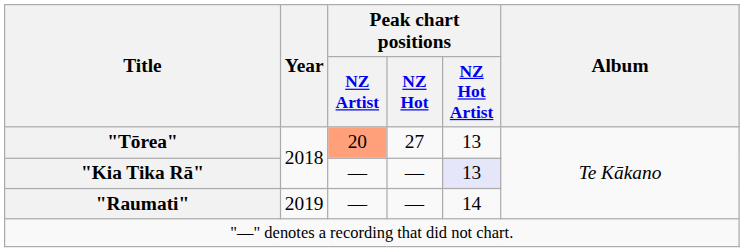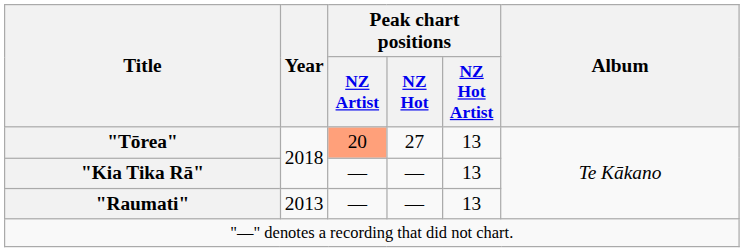(472, 172) lavender background -> (472, 172) no background
(304, 203) 2019 -> (304, 203) 2013
(472, 203) 14 -> (472, 203) 13
